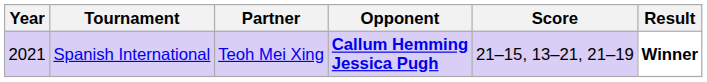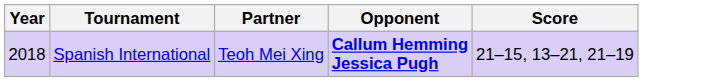- column: (670, 18)
(27, 54) 2021 -> (27, 54) 2018
